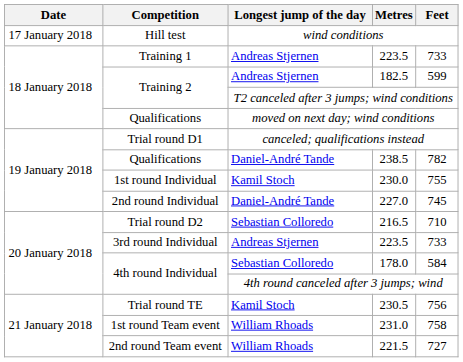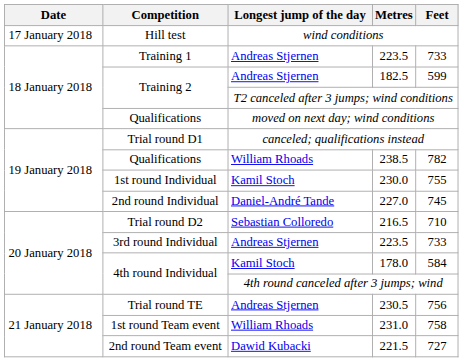(283, 159) Daniel-André Tande -> (272, 159) William Rhoads
(282, 262) Sebastian Colloredo -> (263, 262) Kamil Stoch
(263, 304) Kamil Stoch -> (275, 304) Andreas Stjernen
(272, 345) William Rhoads -> (271, 345) Dawid Kubacki
